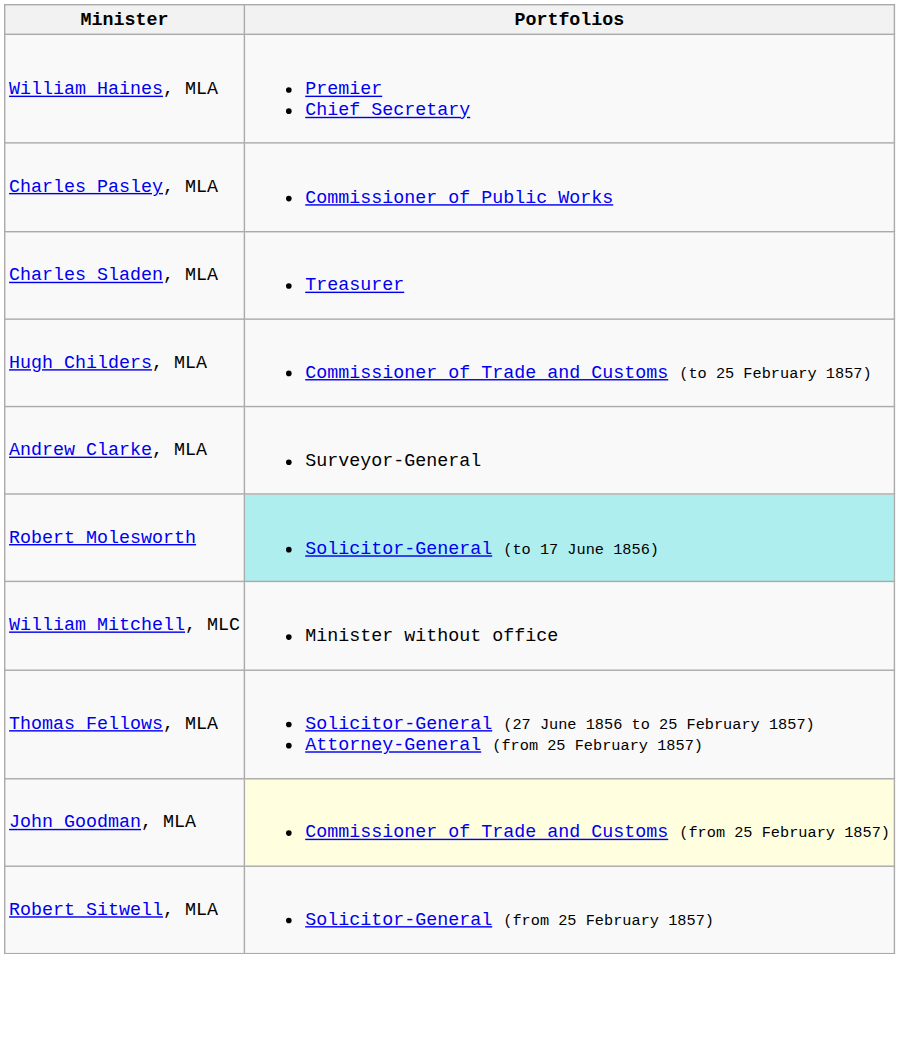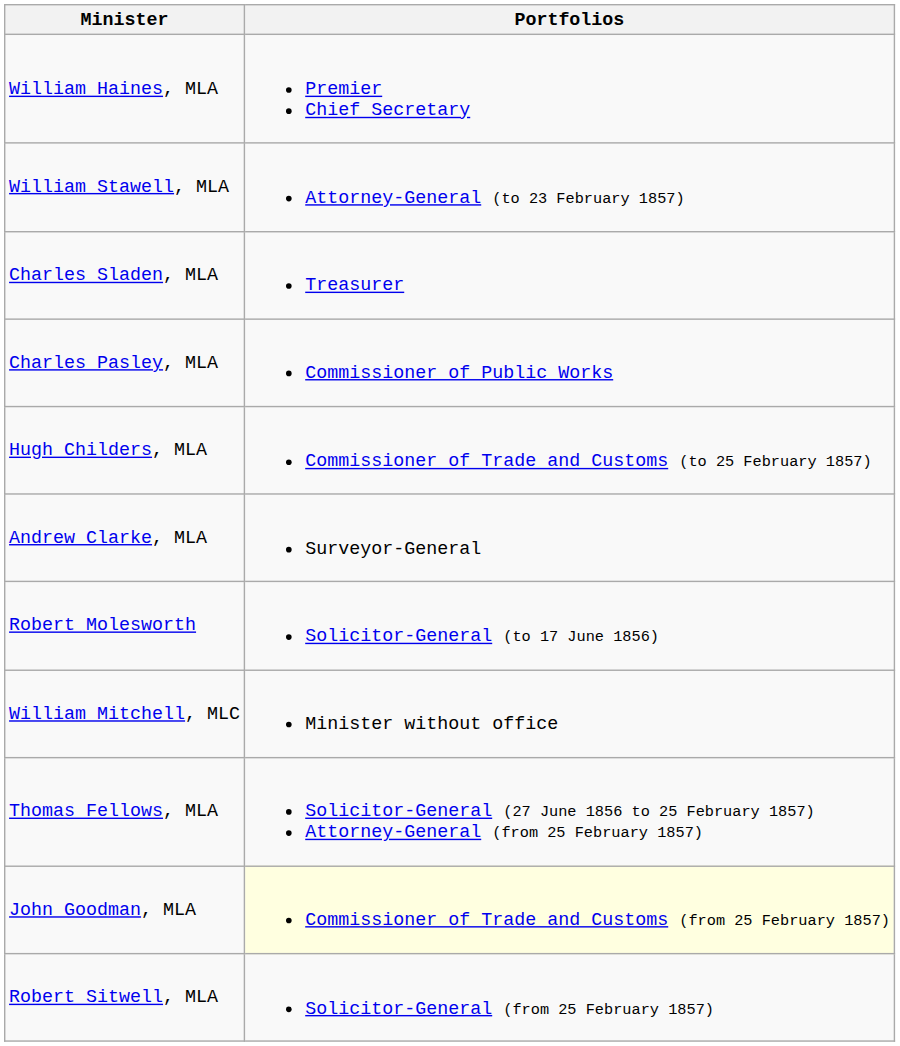+ row: (119, 187)
rows swapped: (114, 275) <-> (114, 187)
(569, 549) paleturquoise background -> (569, 636) no background
